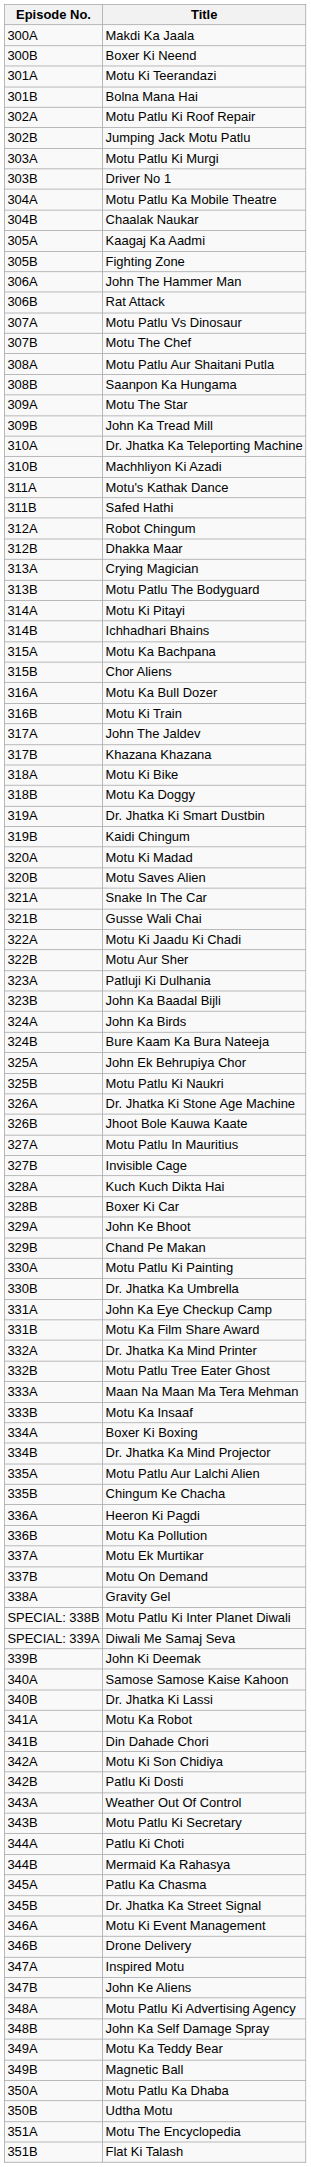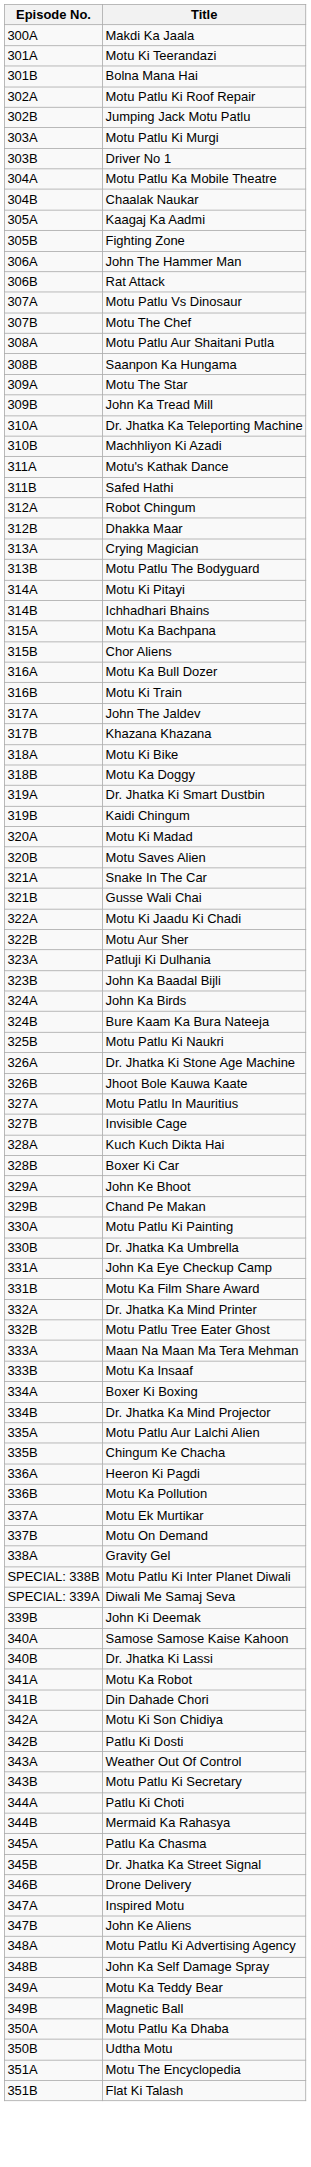- row: (151, 55)
- row: (176, 1063)
- row: (186, 1926)
